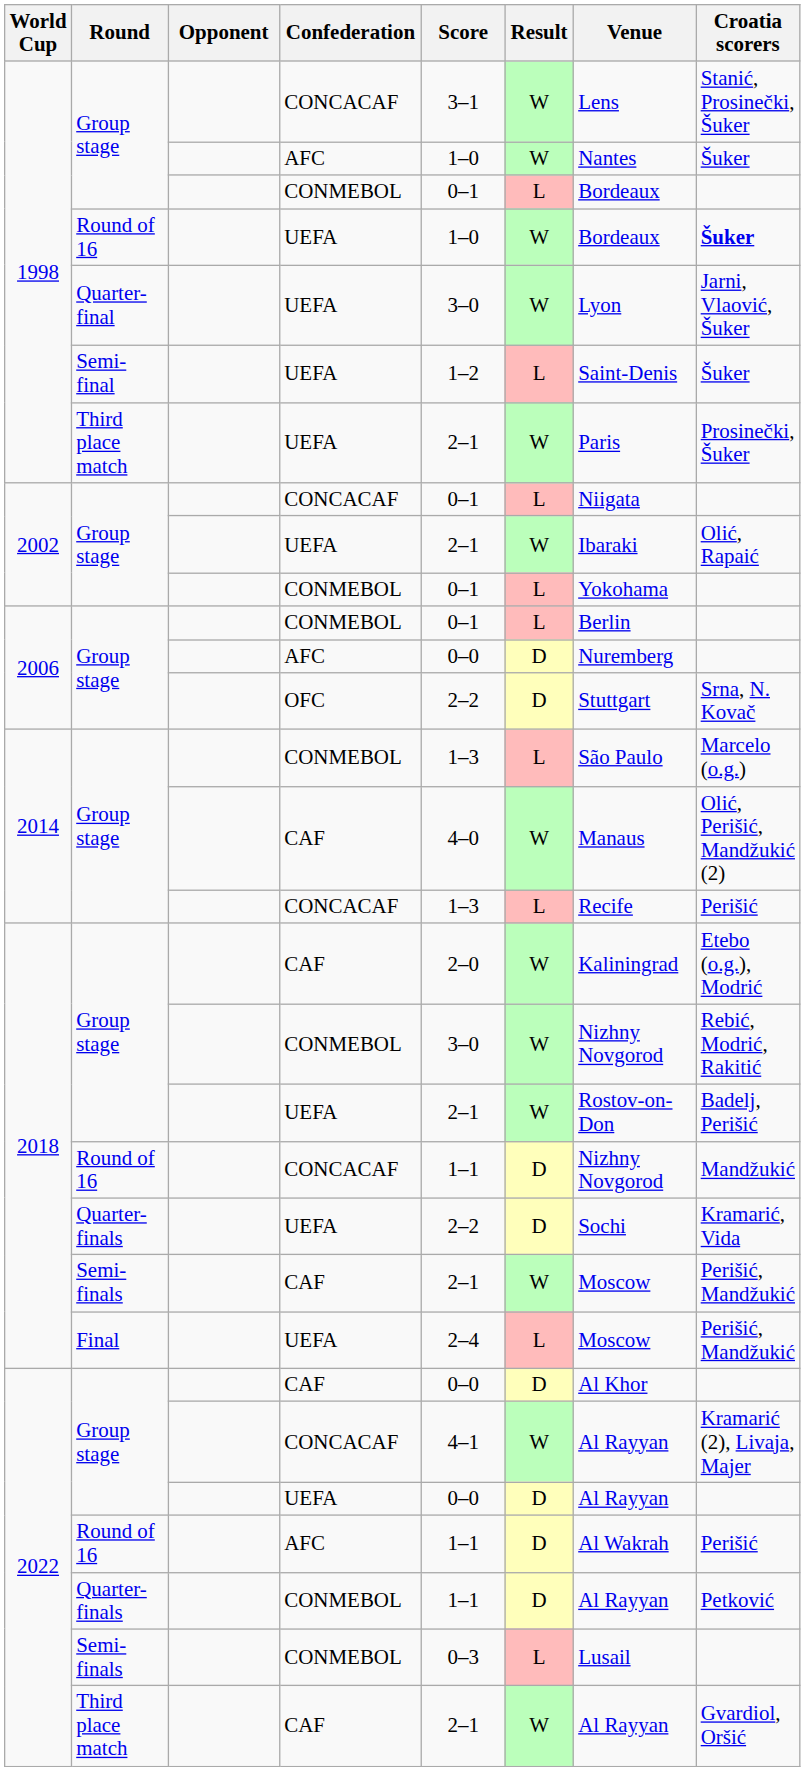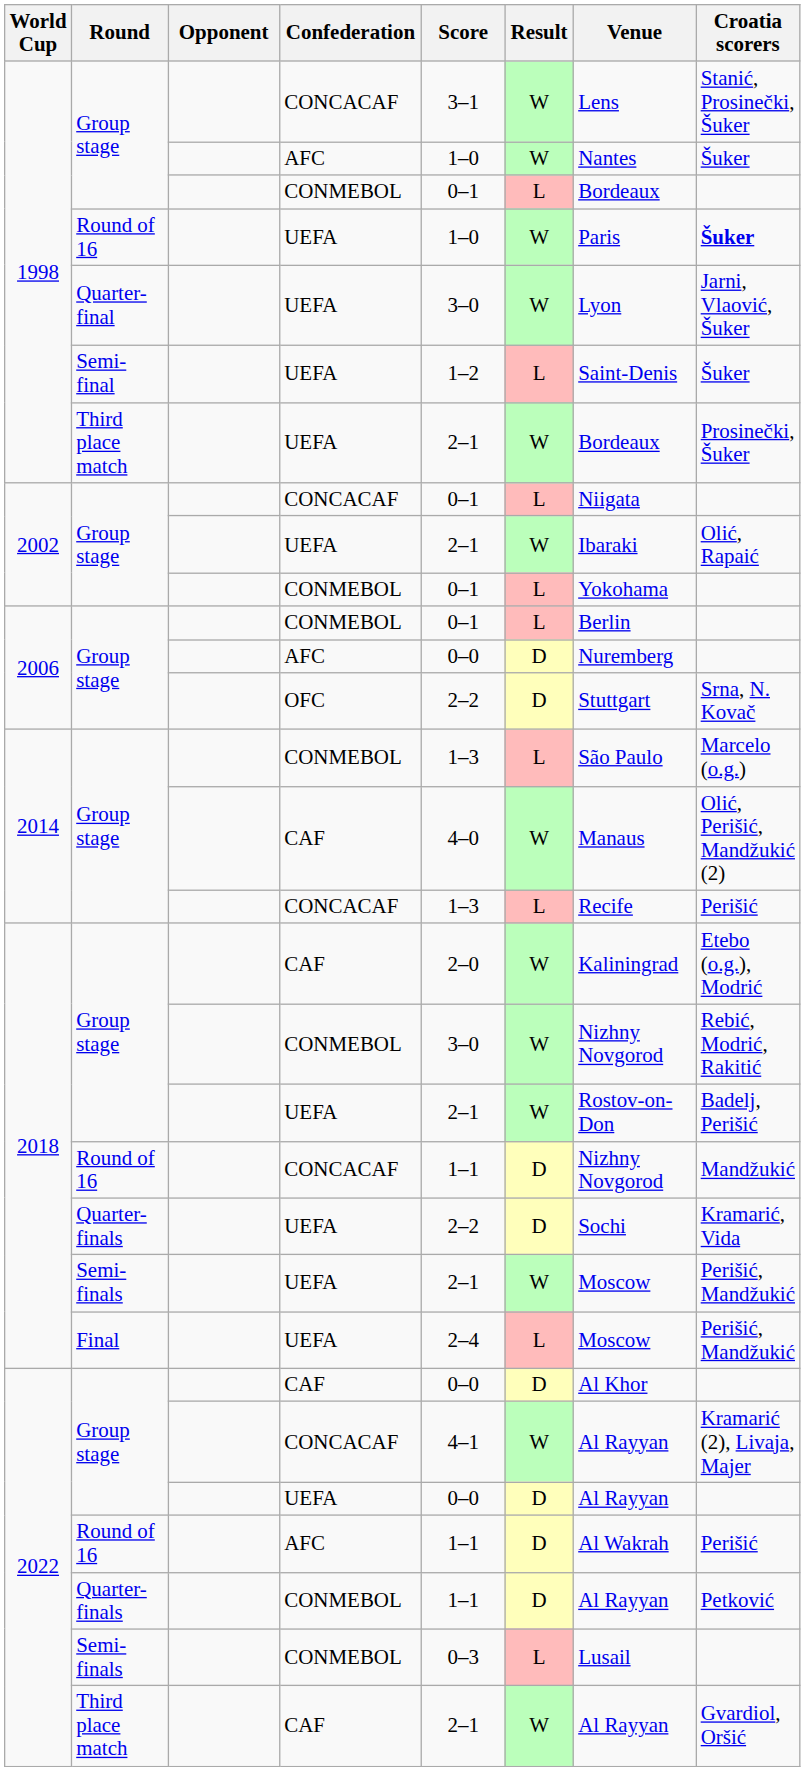(619, 236) Bordeaux -> (599, 236) Paris
(599, 442) Paris -> (619, 442) Bordeaux
(305, 1282) CAF -> (311, 1282) UEFA
